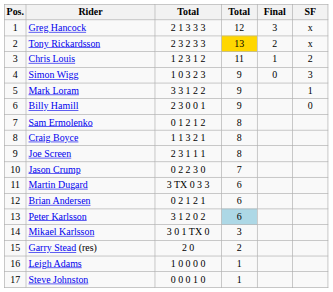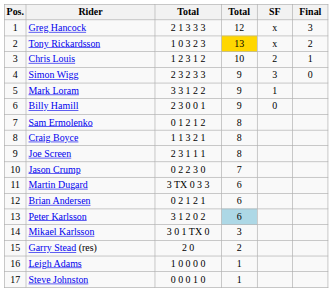columns swapped: (310, 12) <-> (275, 12)
(188, 43) 2 3 2 3 3 -> (188, 43) 1 0 3 2 3
(239, 59) 11 -> (239, 59) 10
(188, 75) 1 0 3 2 3 -> (188, 75) 2 3 2 3 3
